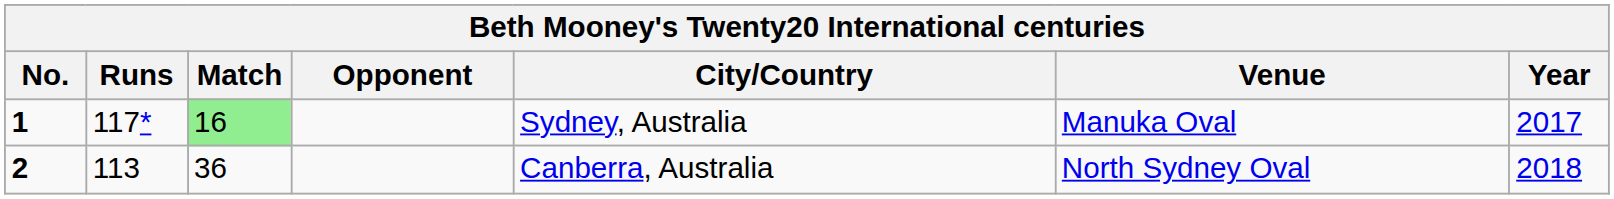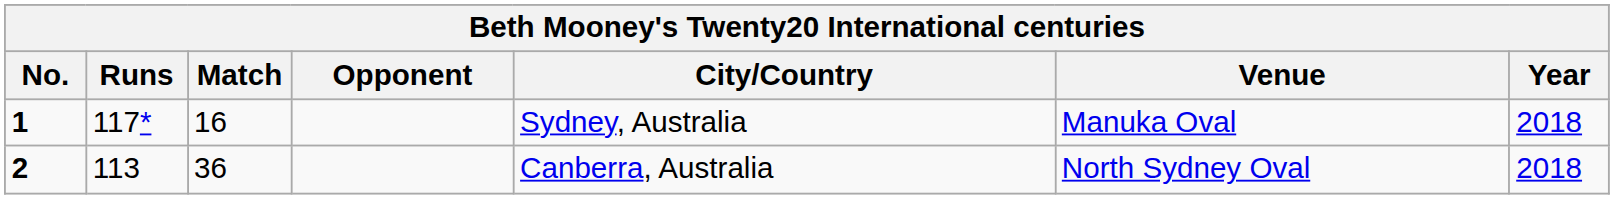(211, 121) lightgreen background -> (211, 121) no background
(1549, 121) 2017 -> (1549, 121) 2018
